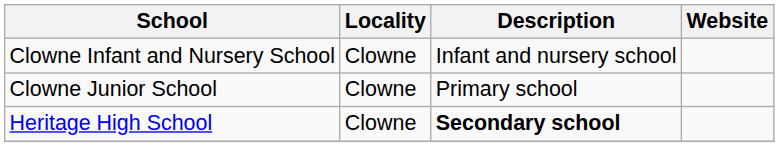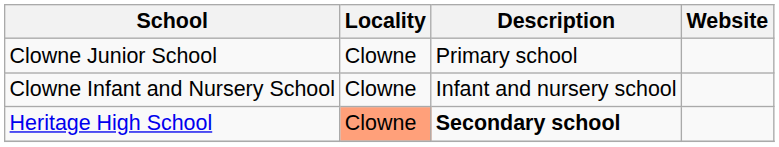rows swapped: (172, 55) <-> (113, 89)
(381, 123) no background -> (381, 123) lightsalmon background
